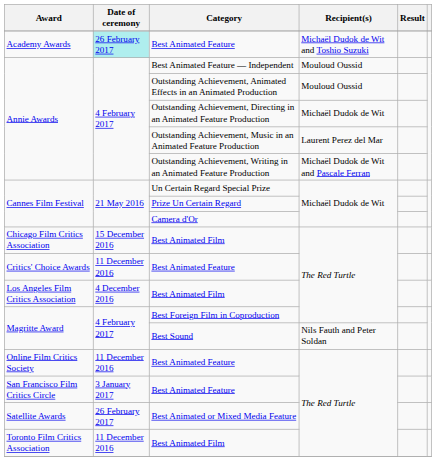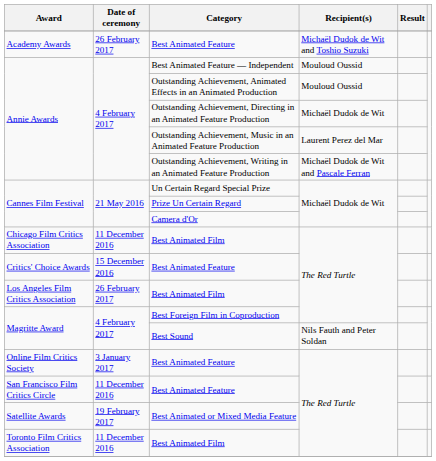(117, 44) paleturquoise background -> (117, 44) no background
(120, 240) 15 December 2016 -> (119, 240) 11 December 2016
(119, 267) 11 December 2016 -> (120, 267) 15 December 2016
(117, 293) 4 December 2016 -> (117, 293) 26 February 2017
(119, 362) 11 December 2016 -> (113, 362) 3 January 2017
(113, 389) 3 January 2017 -> (119, 389) 11 December 2016
(117, 416) 26 February 2017 -> (117, 416) 19 February 2017
